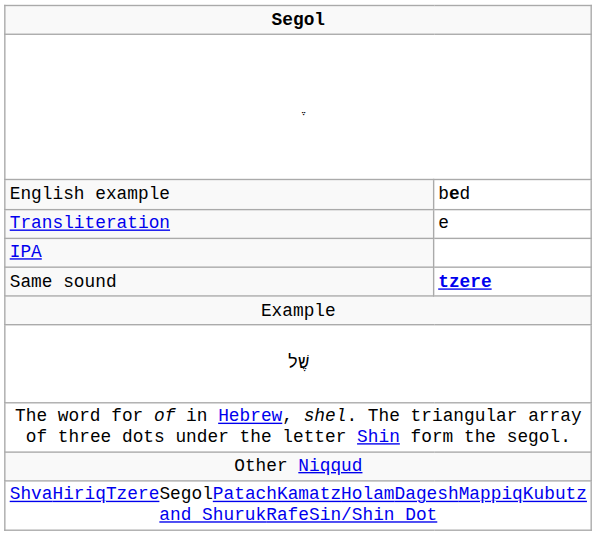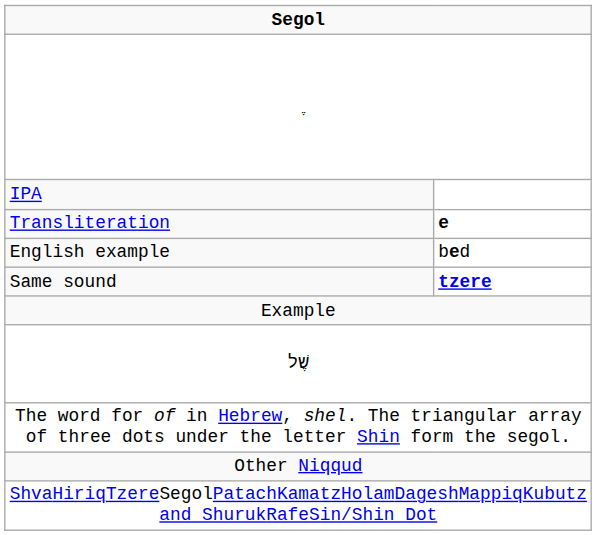rows swapped: (26, 253) <-> (90, 195)
(444, 224) normal -> (444, 224) bold
